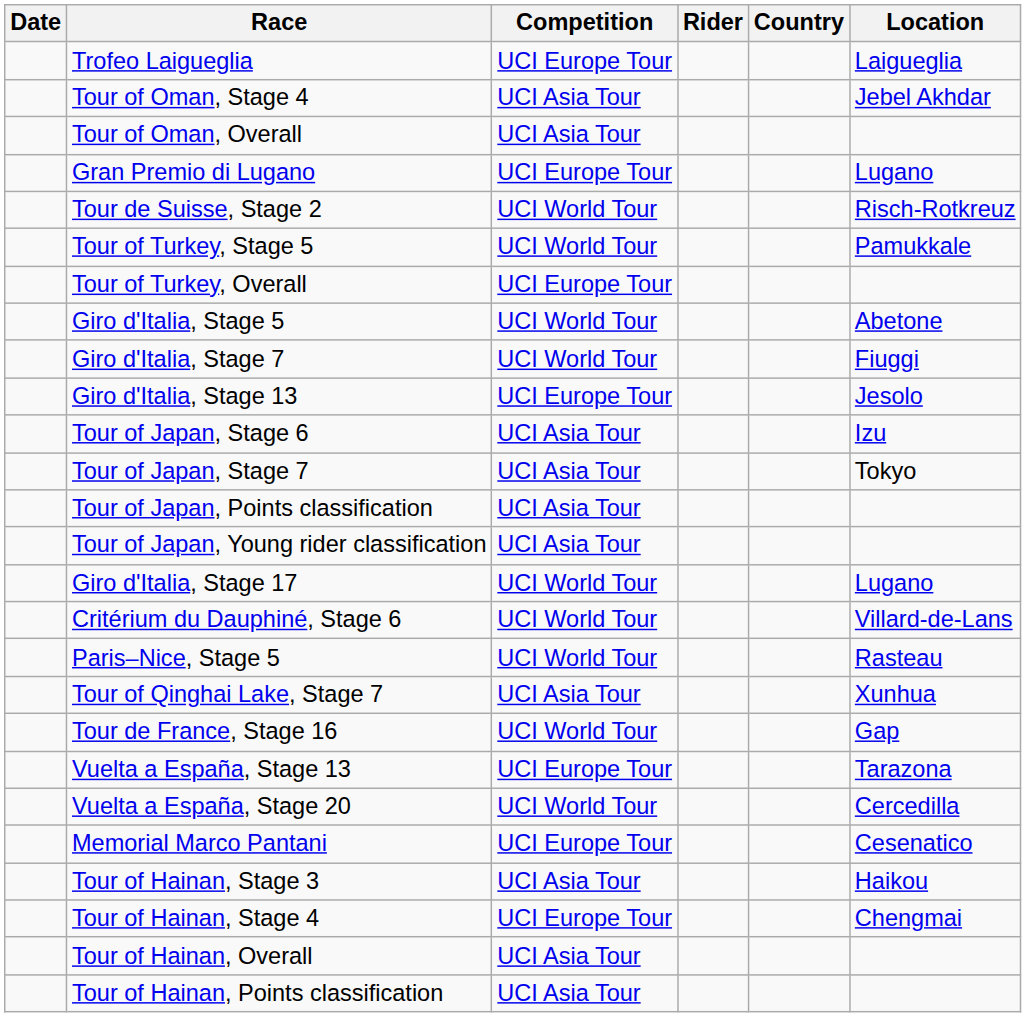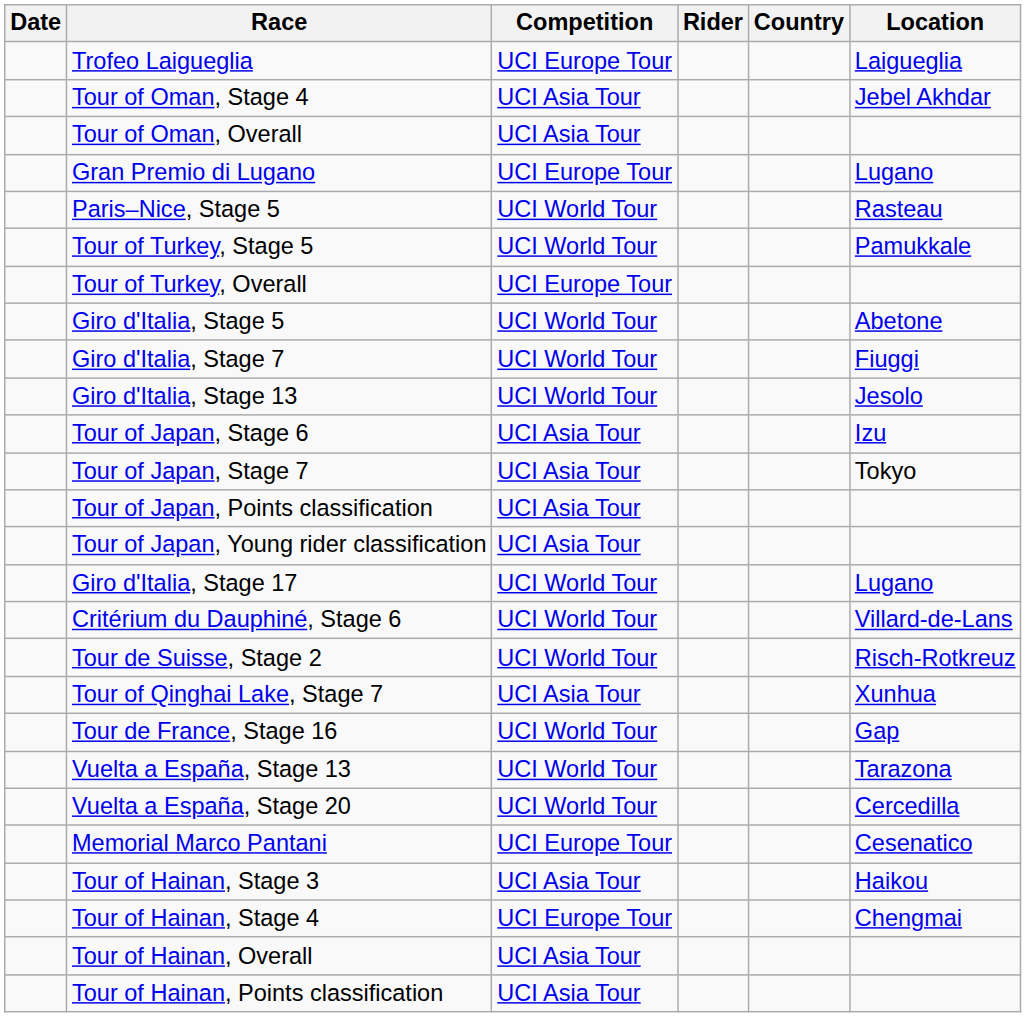rows swapped: (176, 657) <-> (197, 209)
(585, 396) UCI Europe Tour -> (577, 396) UCI World Tour
(585, 769) UCI Europe Tour -> (577, 769) UCI World Tour
